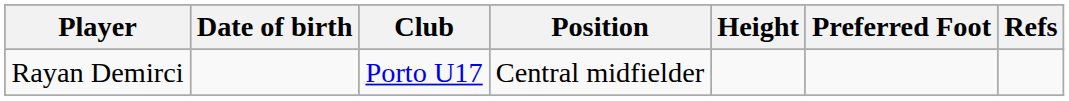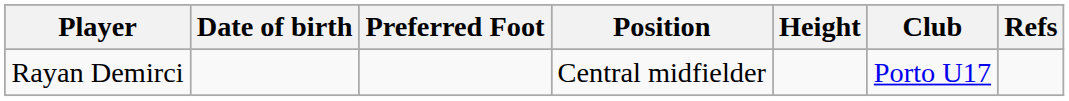columns swapped: (424, 26) <-> (902, 26)
